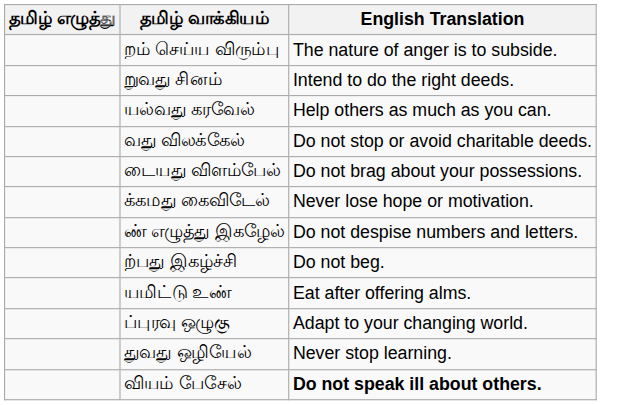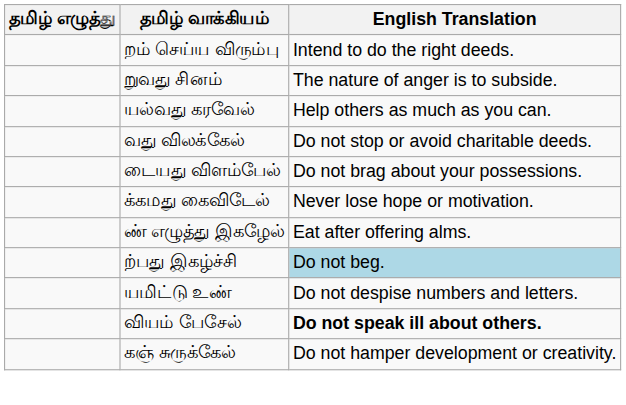(425, 50) The nature of anger is to subside. -> (404, 50) Intend to do the right deeds.
(404, 80) Intend to do the right deeds. -> (425, 80) The nature of anger is to subside.
(436, 232) Do not despise numbers and letters. -> (382, 232) Eat after offering alms.
(339, 262) no background -> (339, 262) lightblue background
(382, 293) Eat after offering alms. -> (436, 293) Do not despise numbers and letters.
- row: (177, 322)
- row: (187, 352)
+ row: (180, 352)
